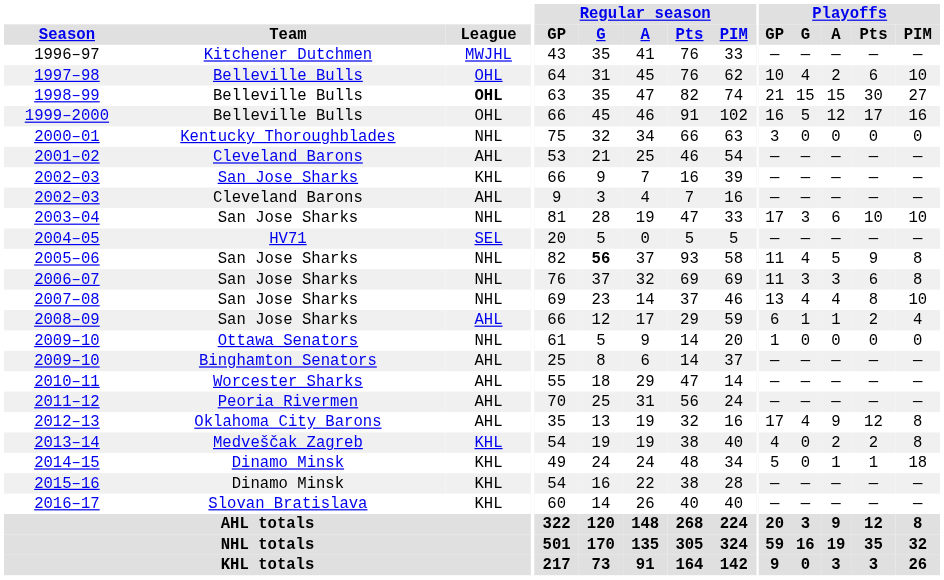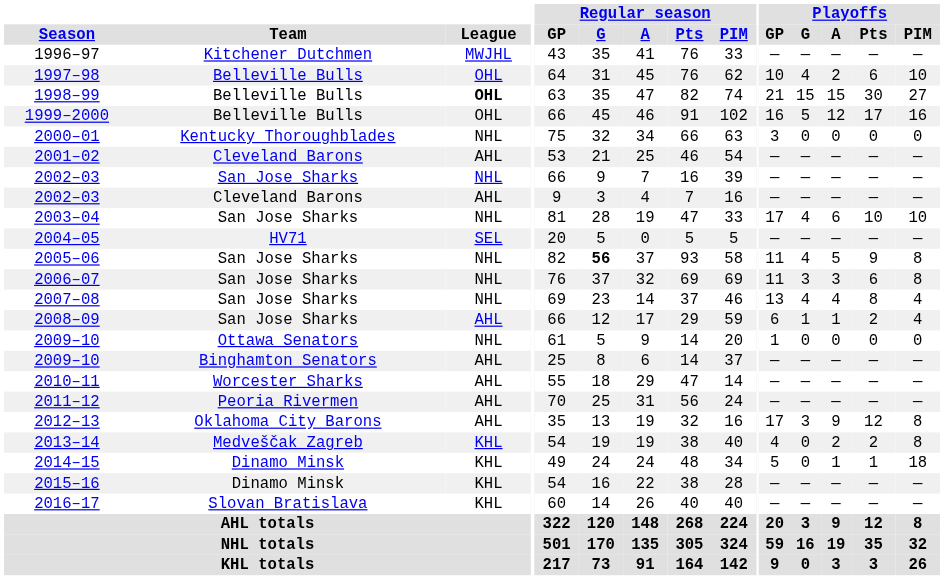(489, 177) KHL -> (489, 177) NHL
(805, 218) 3 -> (805, 218) 4
(918, 300) 10 -> (918, 300) 4
(805, 422) 4 -> (805, 422) 3
